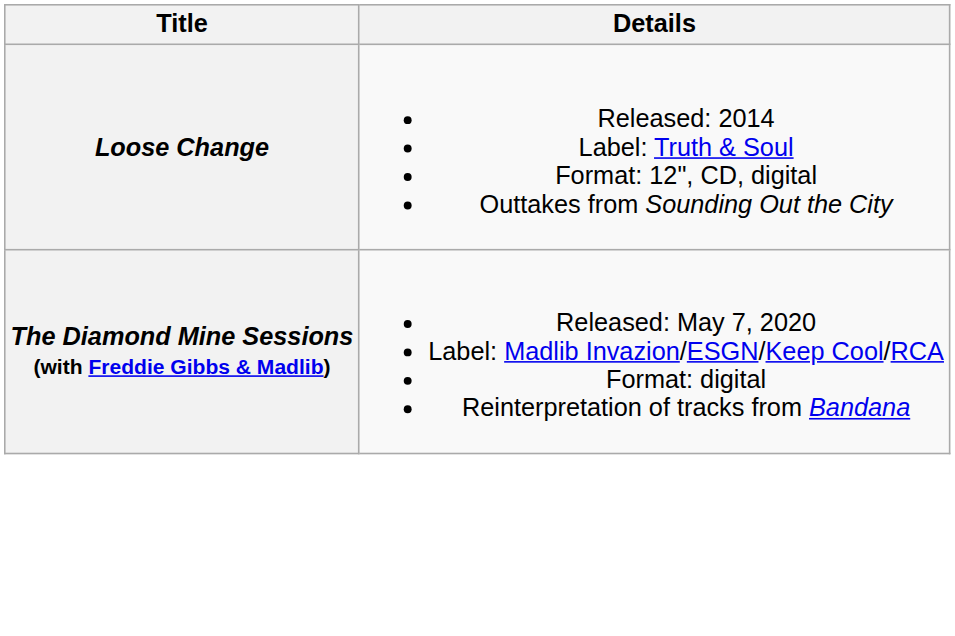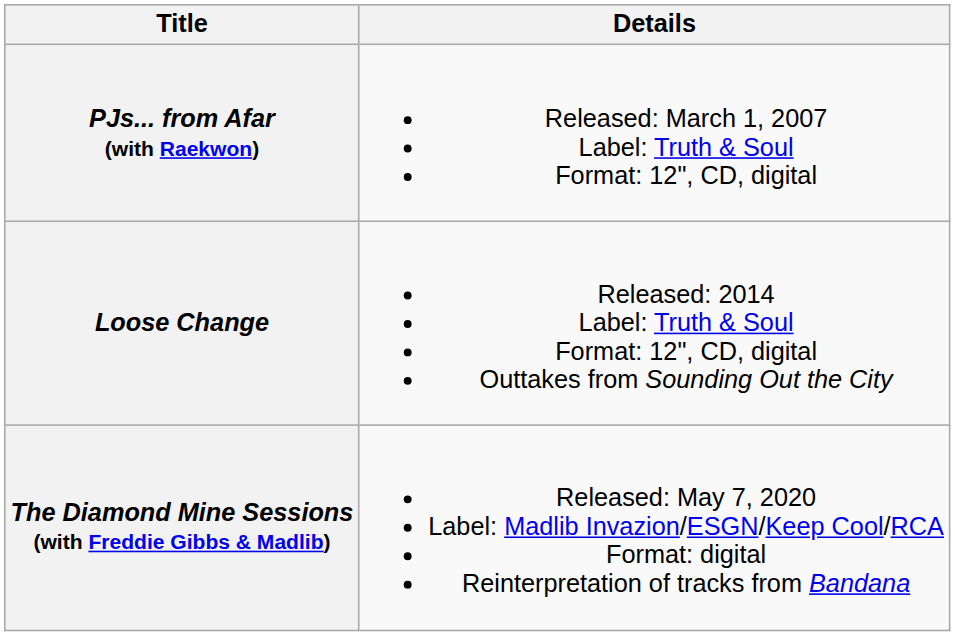+ row: (182, 132)
